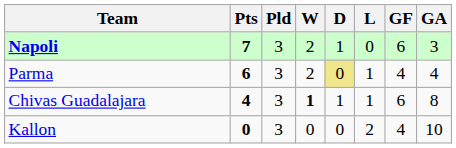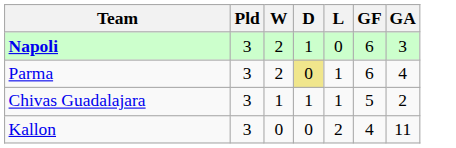- column: (246, 18)
(401, 73) 4 -> (369, 73) 6
(310, 101) bold -> (279, 101) normal
(401, 101) 6 -> (369, 101) 5
(434, 101) 8 -> (403, 101) 2
(434, 128) 10 -> (403, 128) 11
